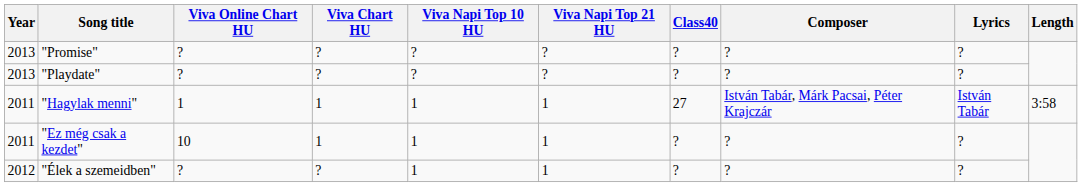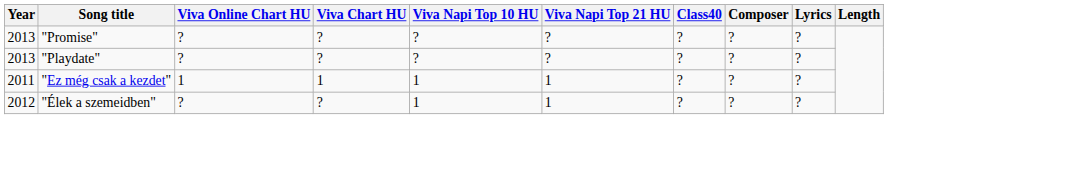- row: (89, 104)
(184, 141) 10 -> (181, 80) 1
